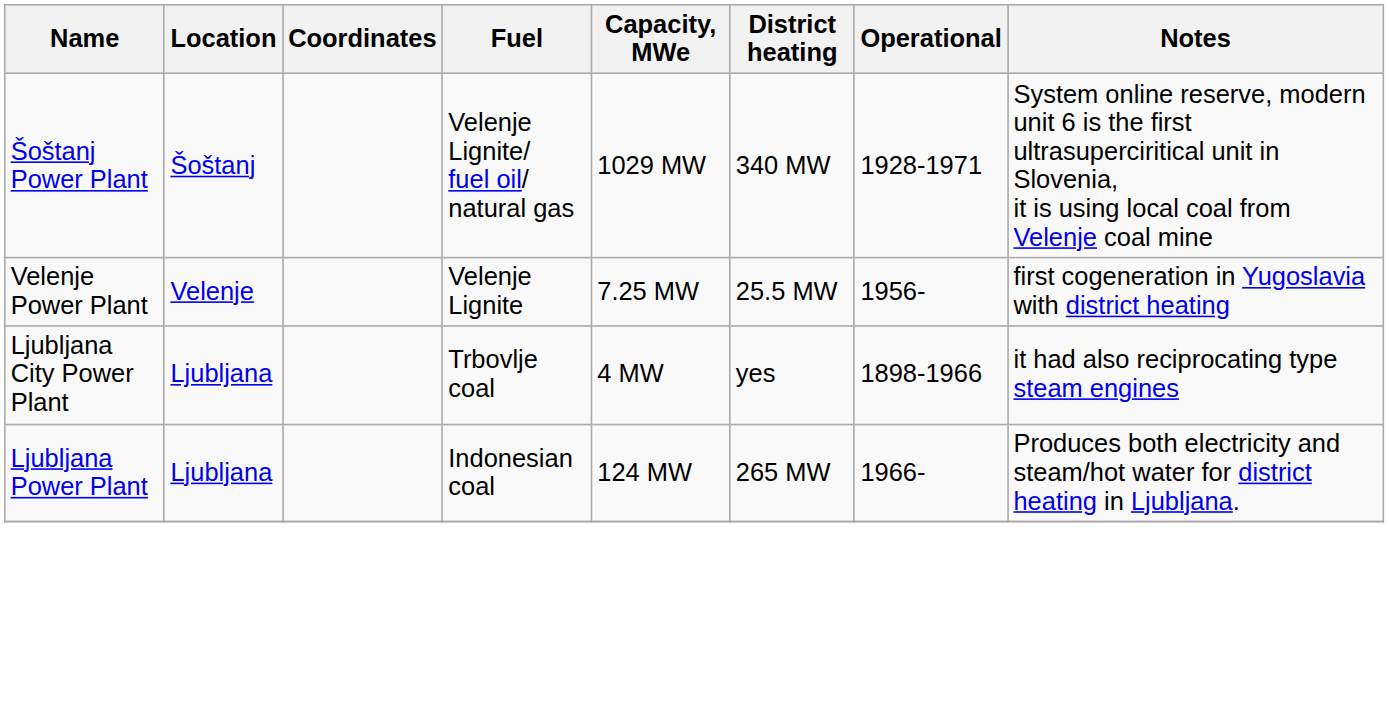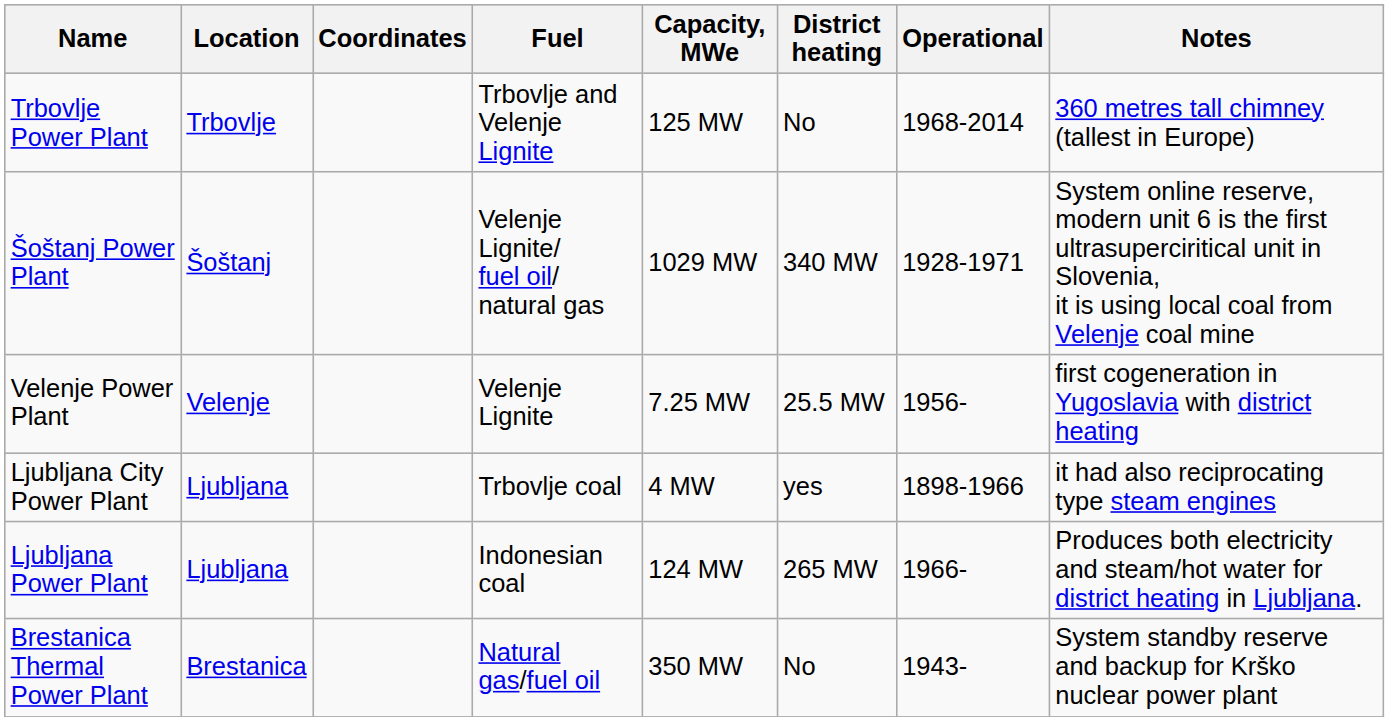+ row: (79, 122)
+ row: (79, 667)
